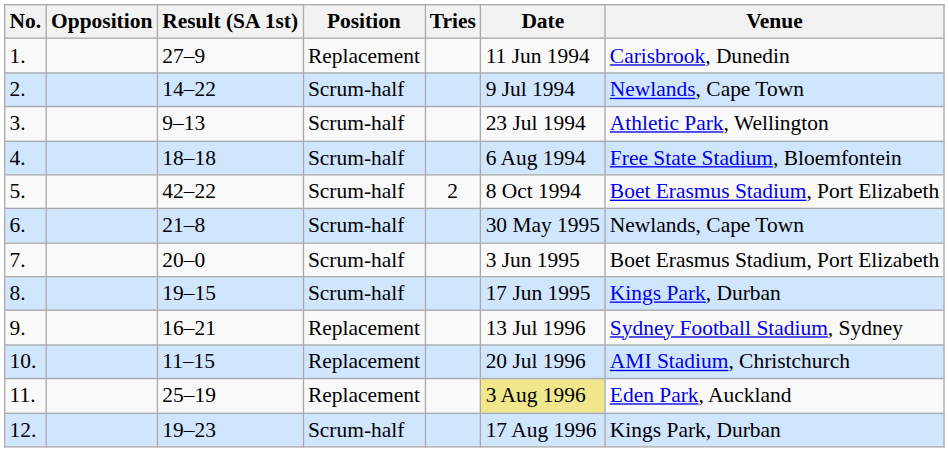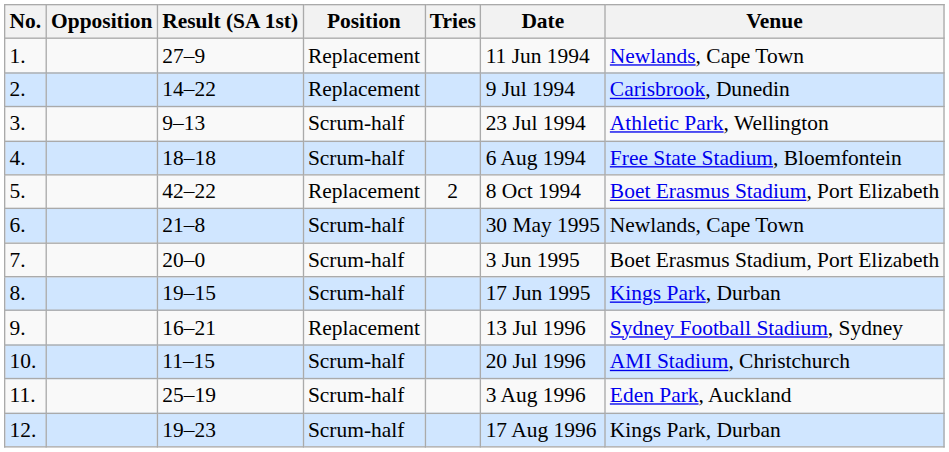(700, 55) Carisbrook, Dunedin -> (707, 55) Newlands, Cape Town
(356, 89) Scrum-half -> (364, 89) Replacement
(707, 89) Newlands, Cape Town -> (700, 89) Carisbrook, Dunedin
(356, 191) Scrum-half -> (364, 191) Replacement
(364, 361) Replacement -> (356, 361) Scrum-half
(364, 395) Replacement -> (356, 395) Scrum-half
(536, 395) khaki background -> (536, 395) no background
